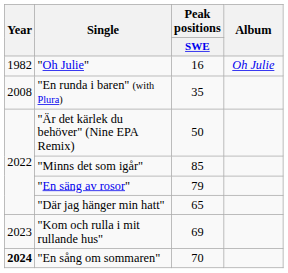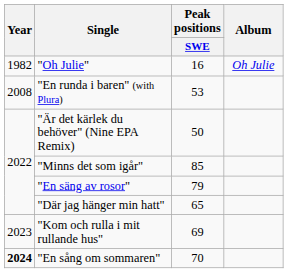(197, 92) 35 -> (197, 92) 53
